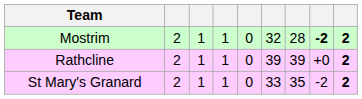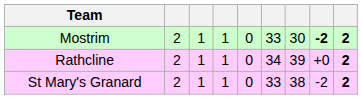(273, 37) 32 -> (273, 37) 33
(297, 37) 28 -> (297, 37) 30
(273, 60) 39 -> (273, 60) 34
(297, 82) 35 -> (297, 82) 38
